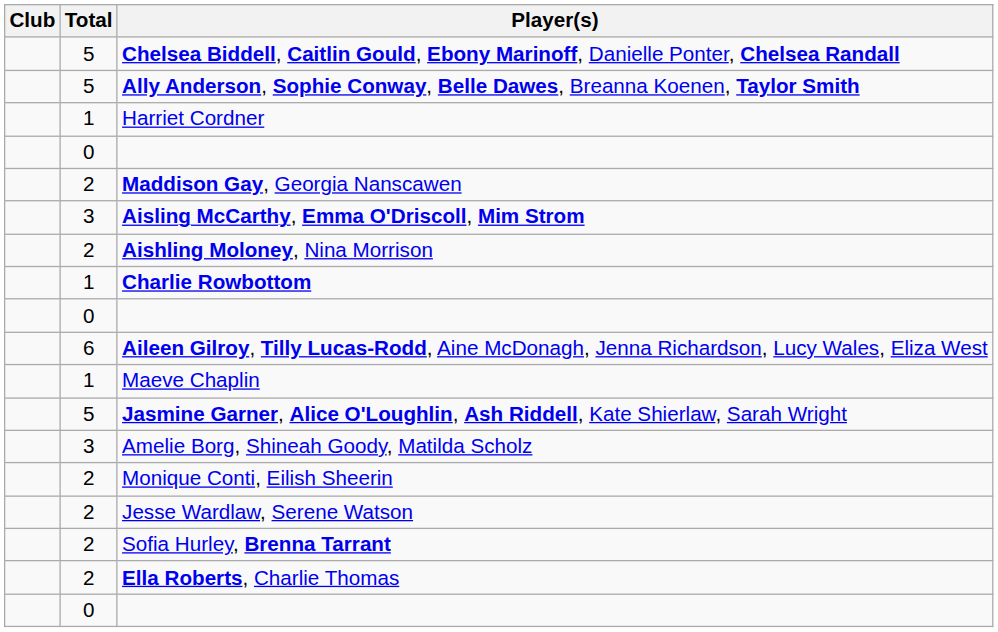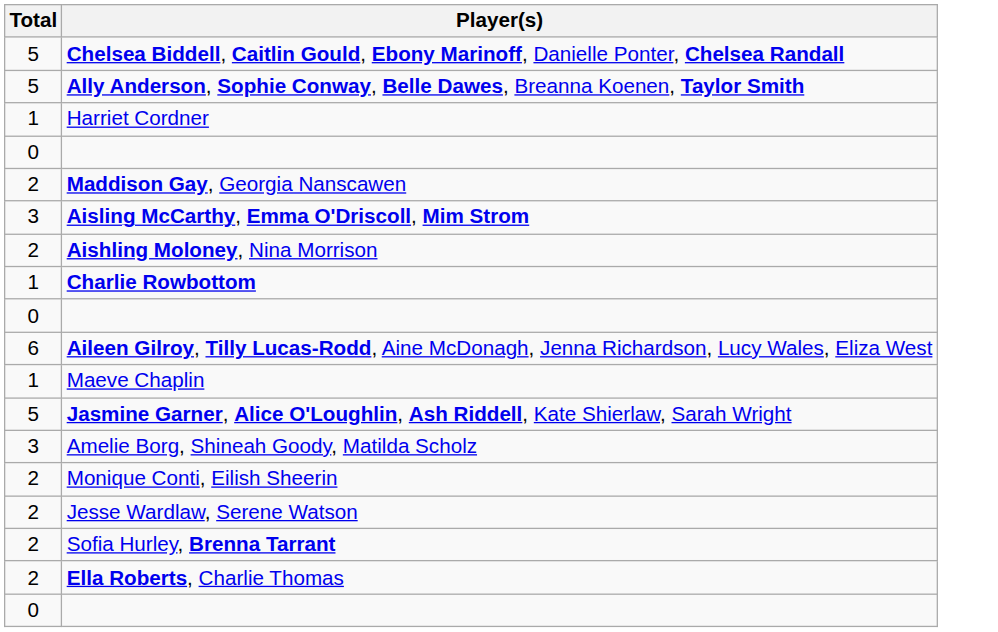- column: (32, 20)
